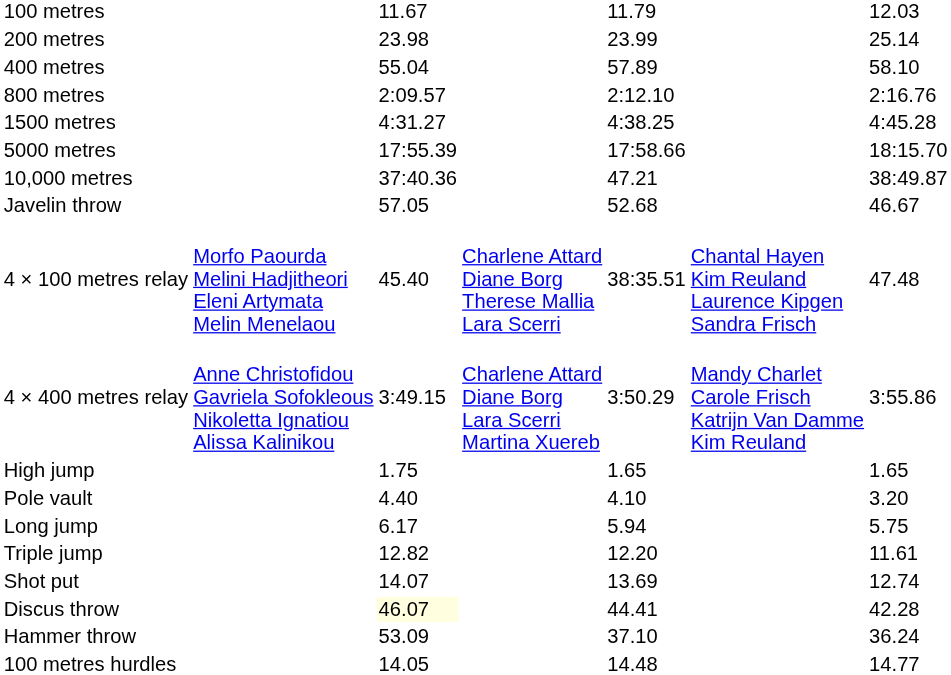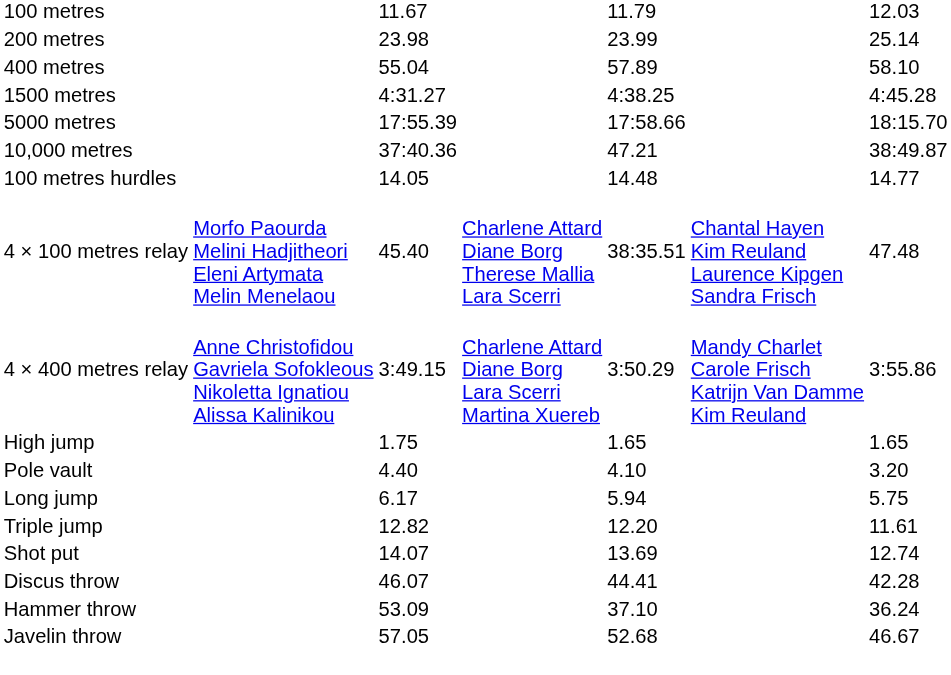- row: (54, 95)
rows swapped: (90, 664) <-> (63, 206)
(404, 609) lightyellow background -> (404, 581) no background
